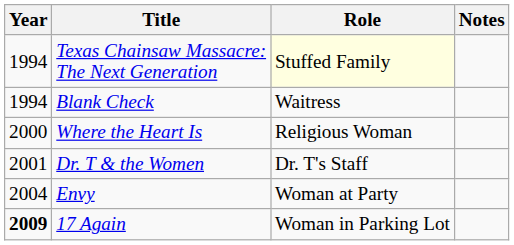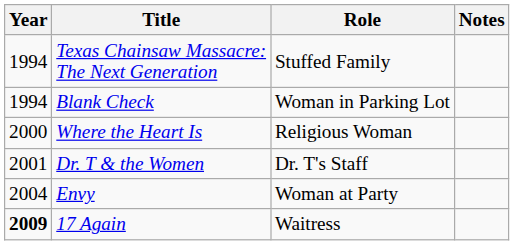(333, 60) lightyellow background -> (333, 60) no background
(308, 102) Waitress -> (362, 102) Woman in Parking Lot
(362, 224) Woman in Parking Lot -> (308, 224) Waitress
